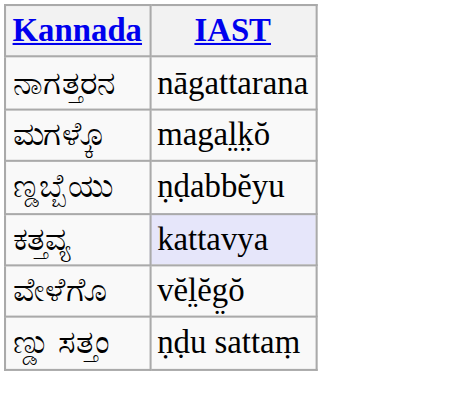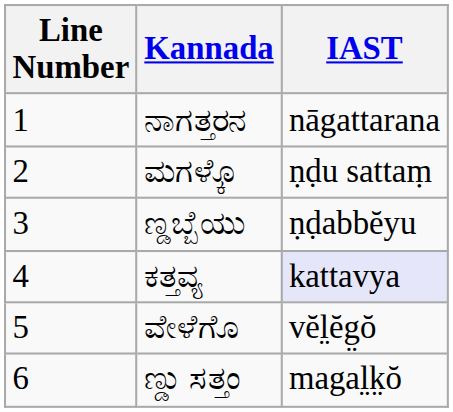+ column: (71, 48)
(214, 134) magal̤k̤ŏ -> (360, 171) ṇḍu sattaṃ
(229, 342) ṇḍu sattaṃ -> (345, 379) magal̤k̤ŏ
